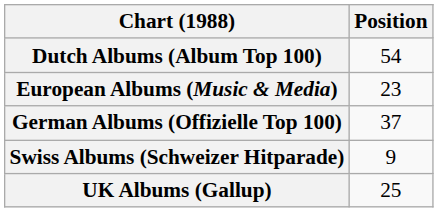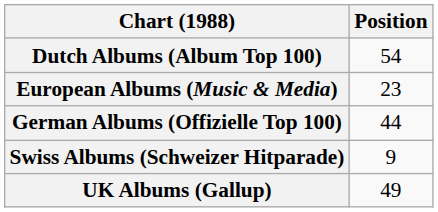(391, 122) 37 -> (391, 122) 44
(391, 190) 25 -> (391, 190) 49
